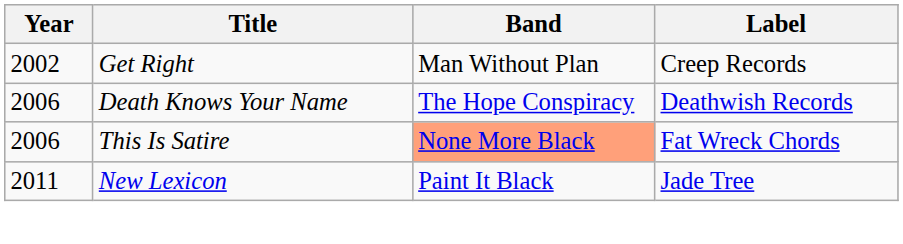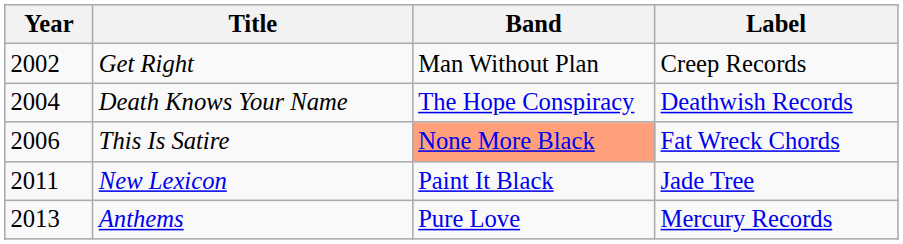(35, 102) 2006 -> (35, 102) 2004
+ row: (141, 219)
